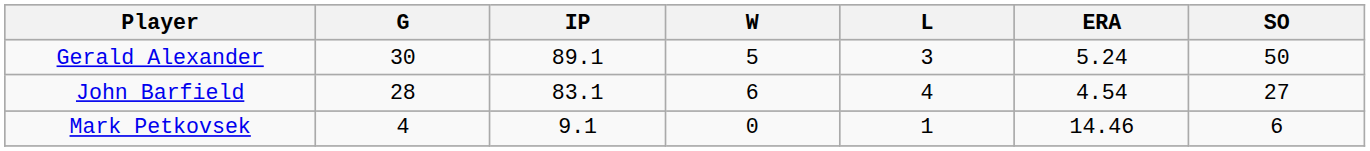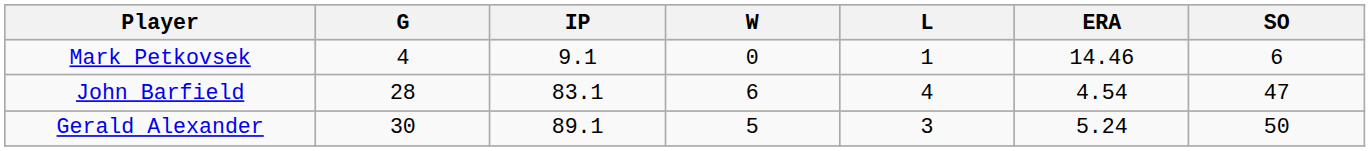rows swapped: (160, 58) <-> (160, 128)
(1277, 93) 27 -> (1277, 93) 47
